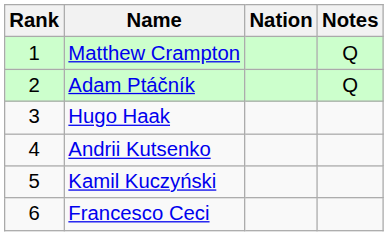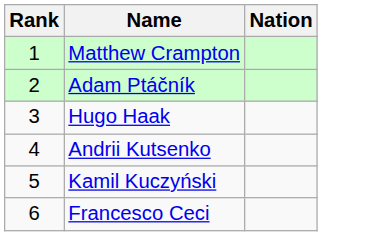- column: (350, 20)
